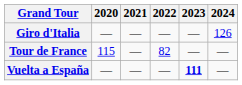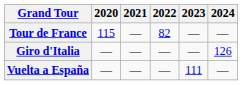rows swapped: (48, 32) <-> (48, 51)
(194, 70) bold -> (194, 70) normal
